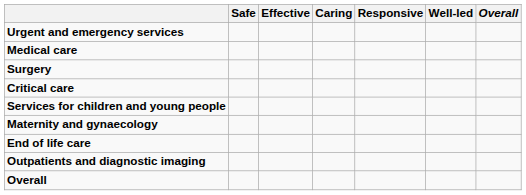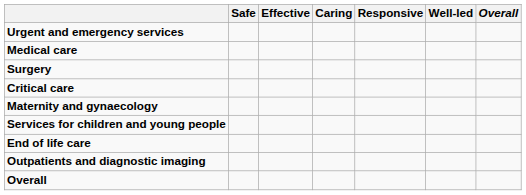rows swapped: (82, 124) <-> (116, 106)
